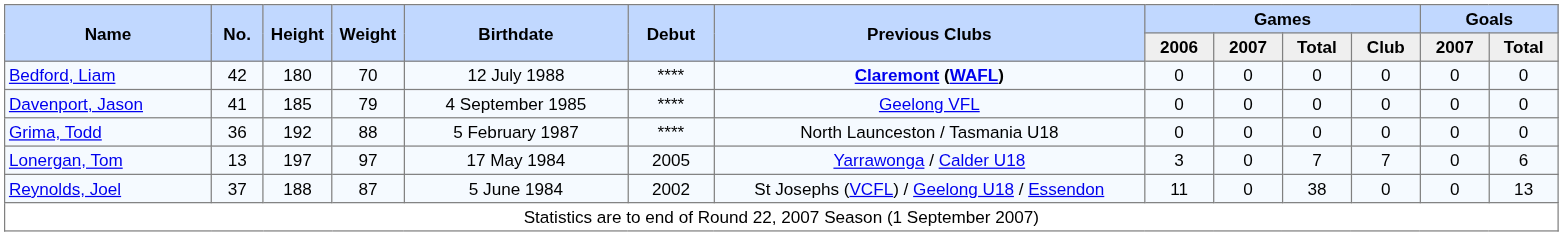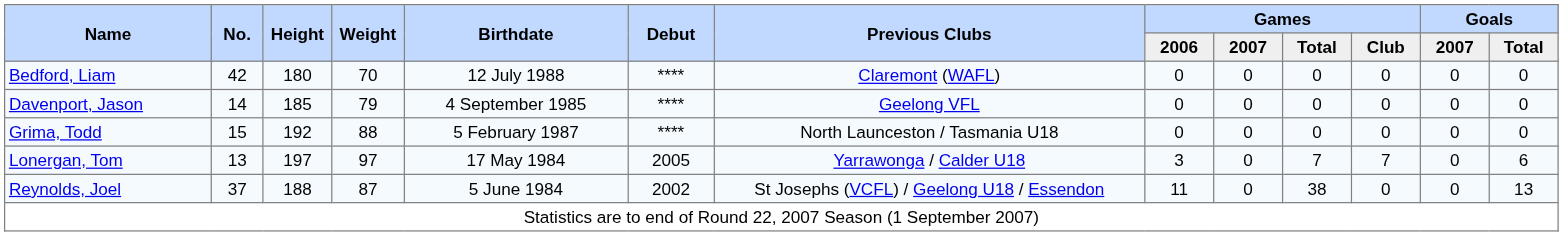(929, 75) bold -> (929, 75) normal
(237, 104) 41 -> (237, 104) 14
(237, 132) 36 -> (237, 132) 15
